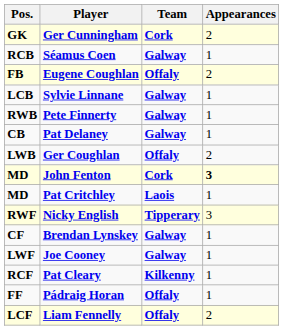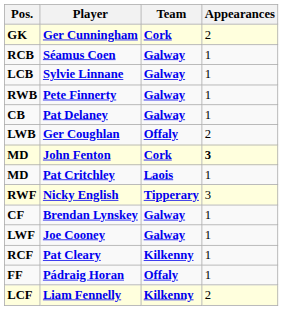- row: (91, 74)
(162, 315) Offaly -> (169, 295) Kilkenny
